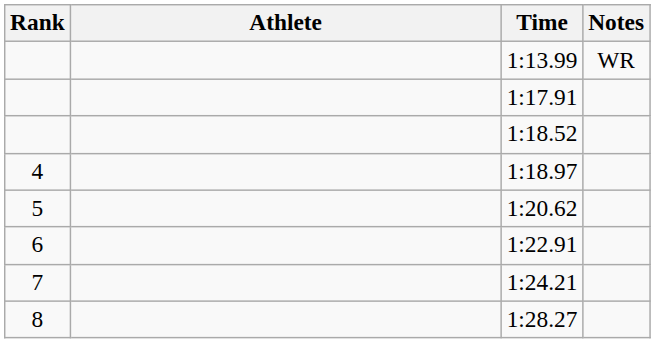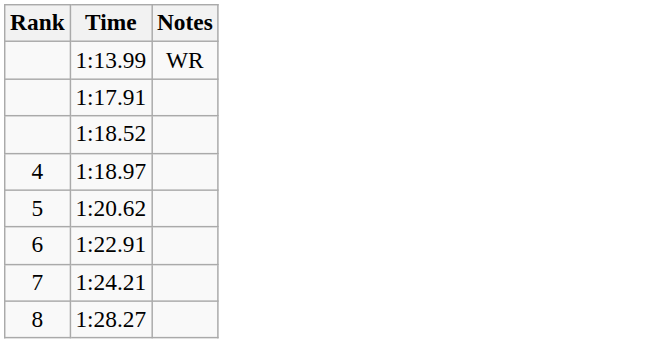- column: (286, 23)
